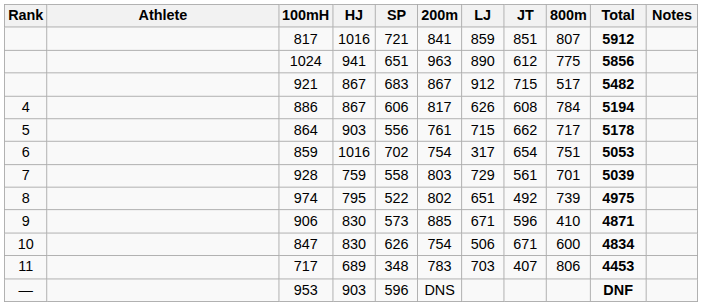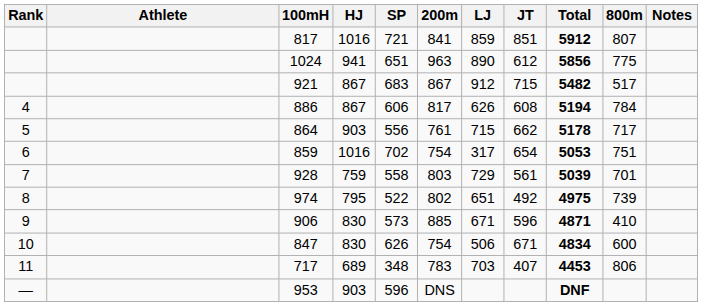columns swapped: (568, 15) <-> (618, 15)
